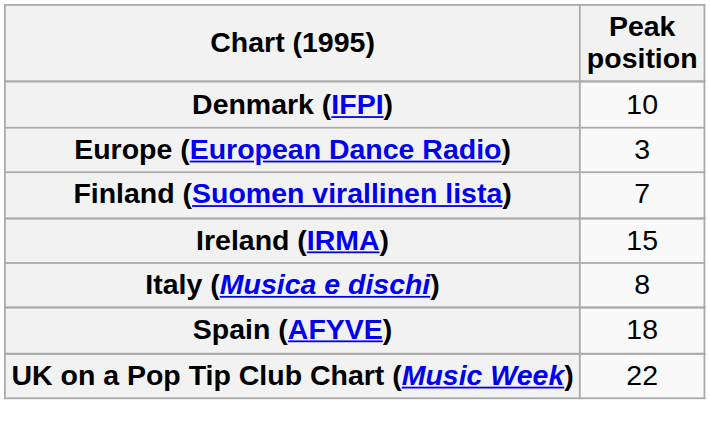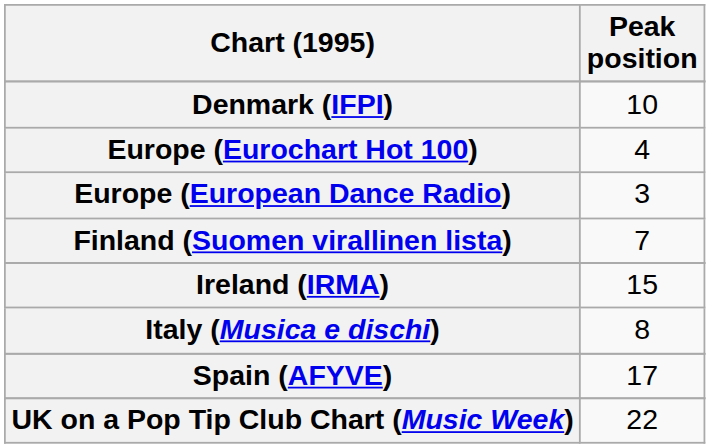+ row: (293, 149)
(642, 330) 18 -> (642, 375) 17
